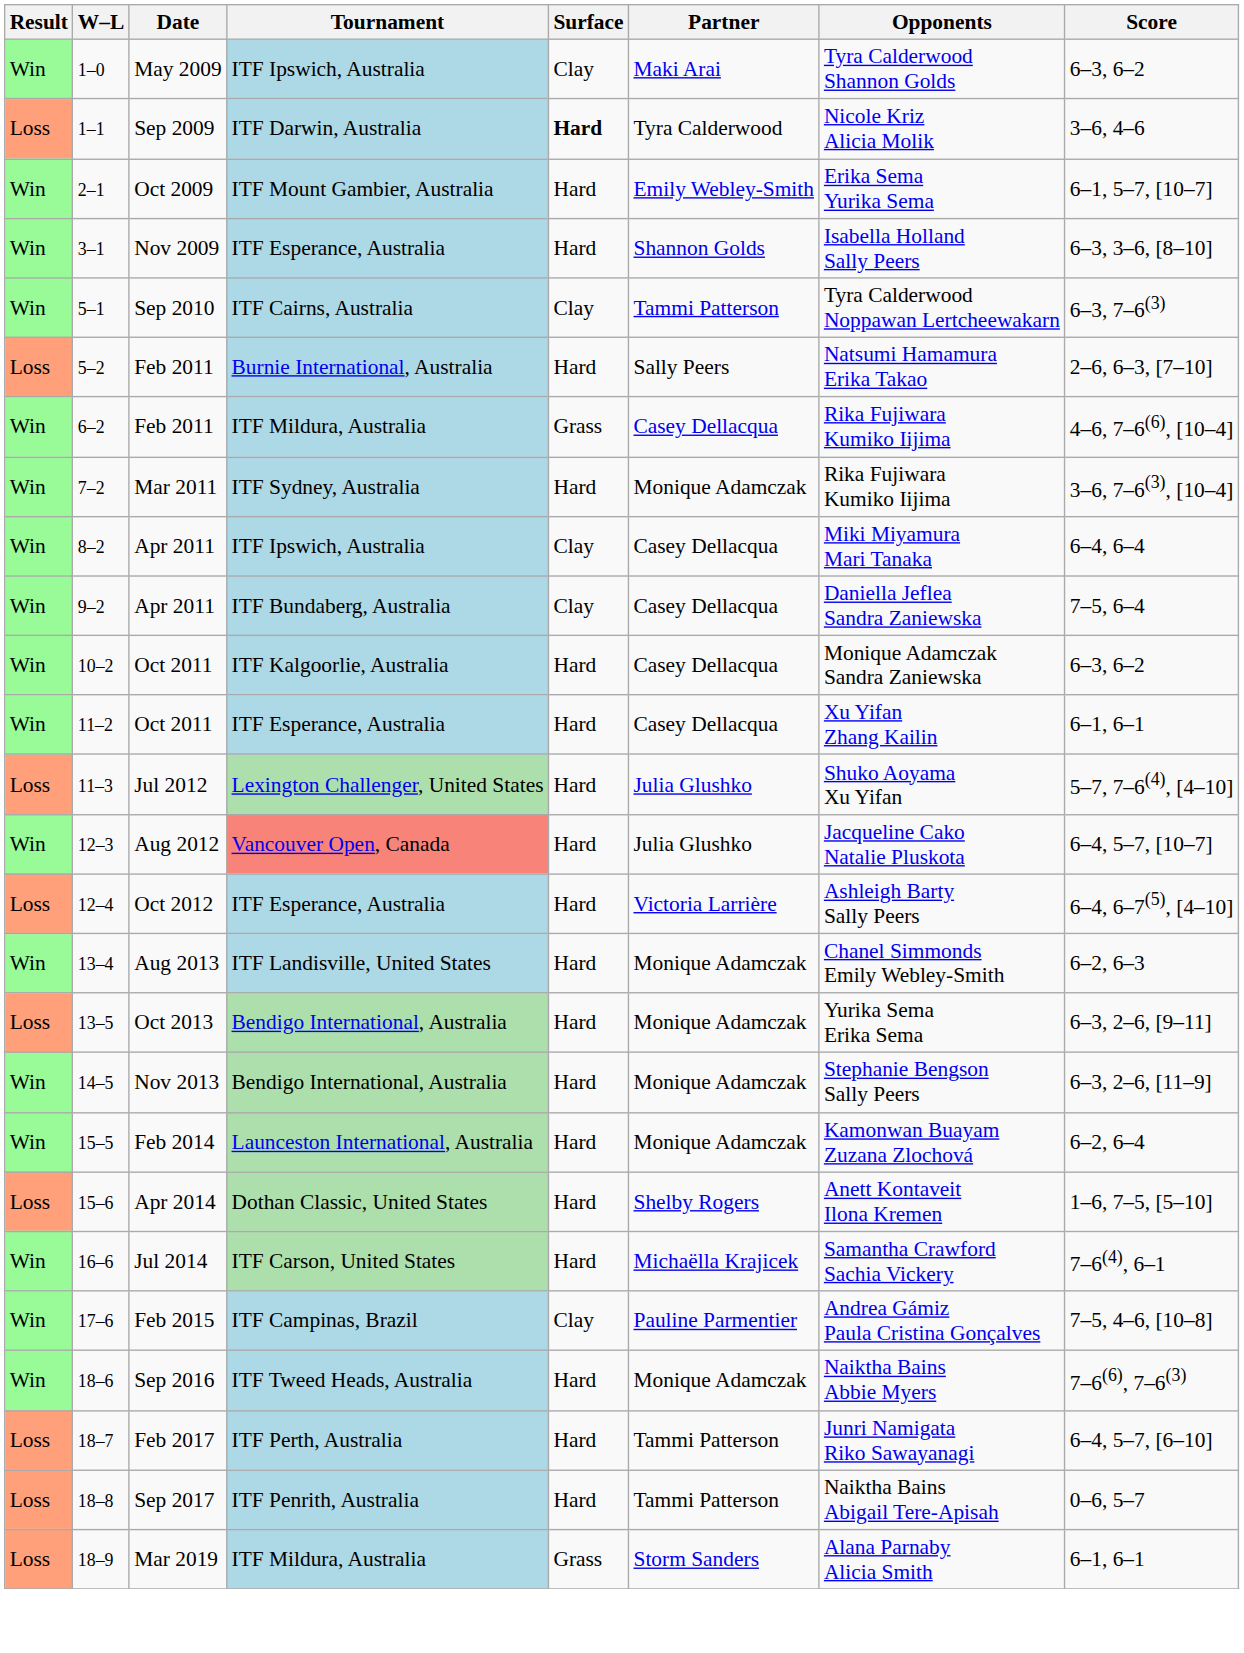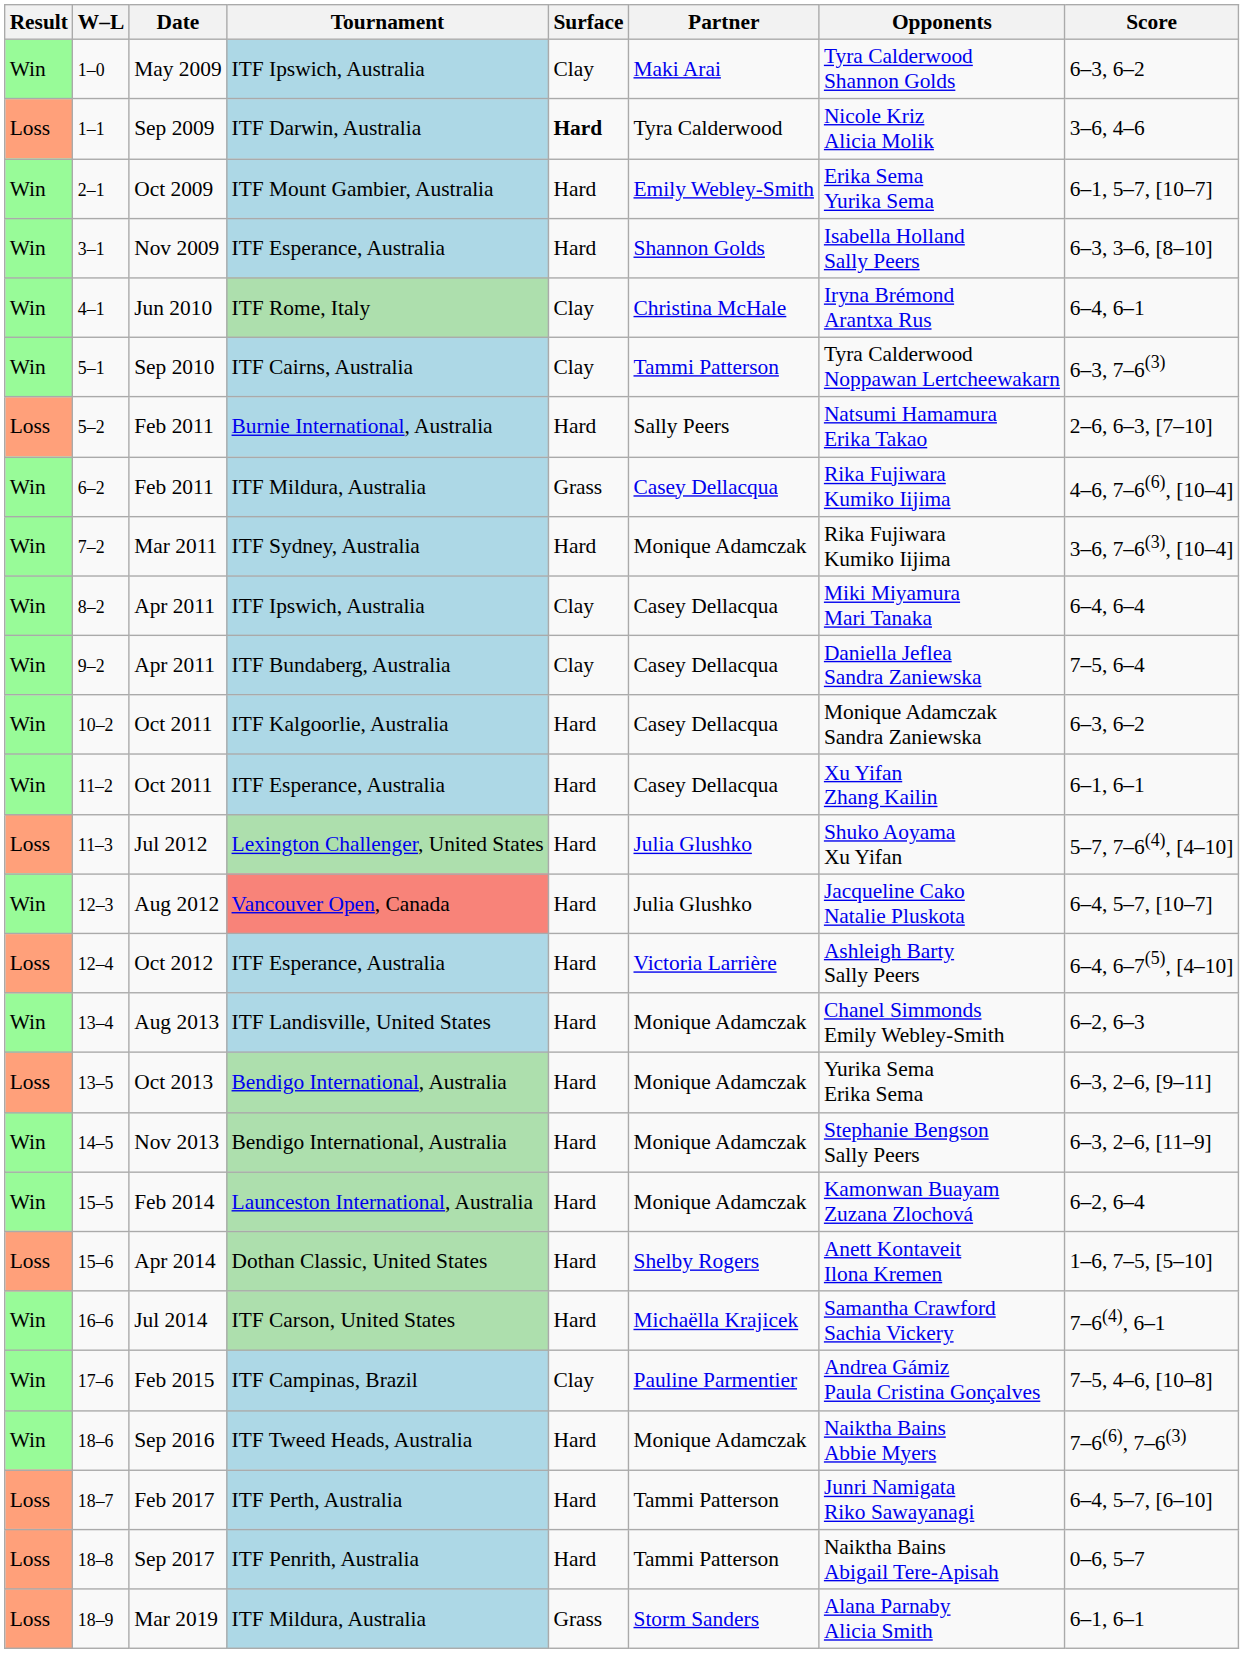+ row: (91, 308)
